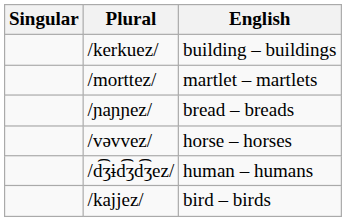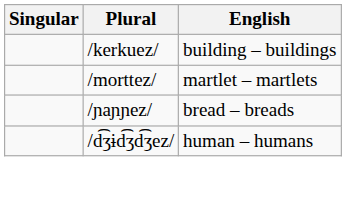- row: (120, 140)
- row: (116, 200)
